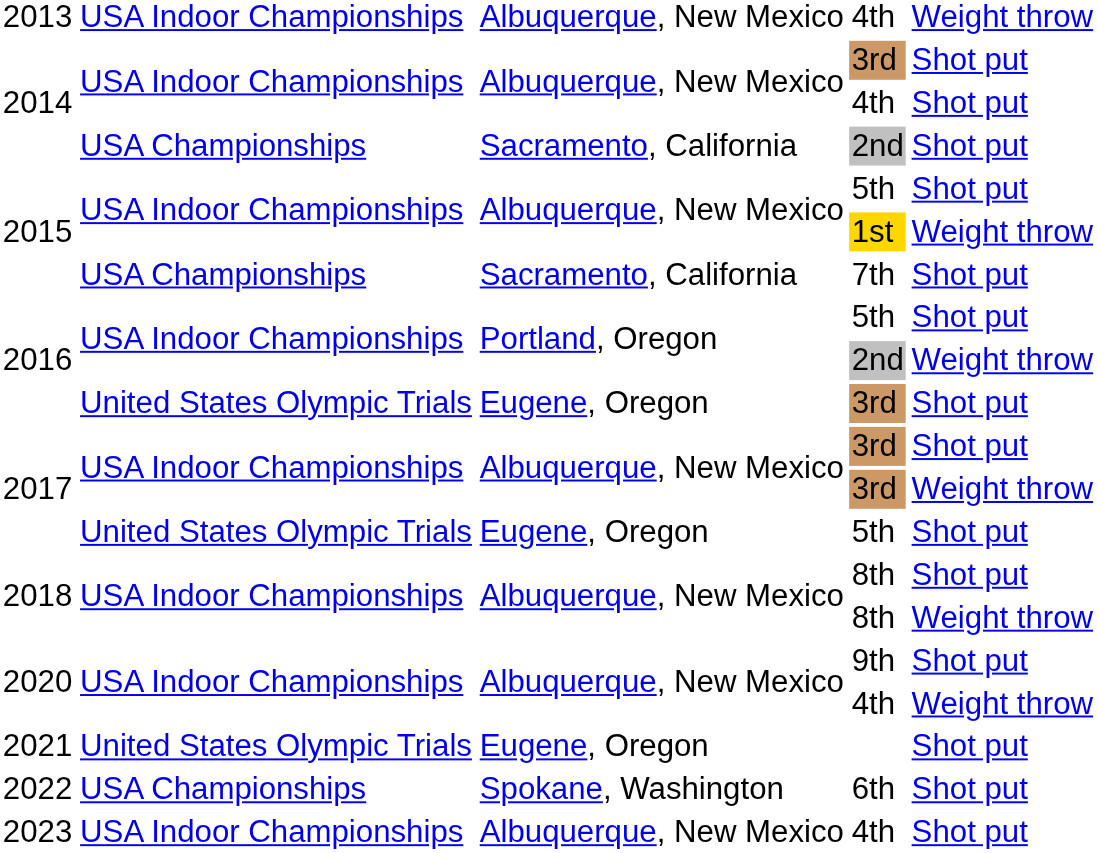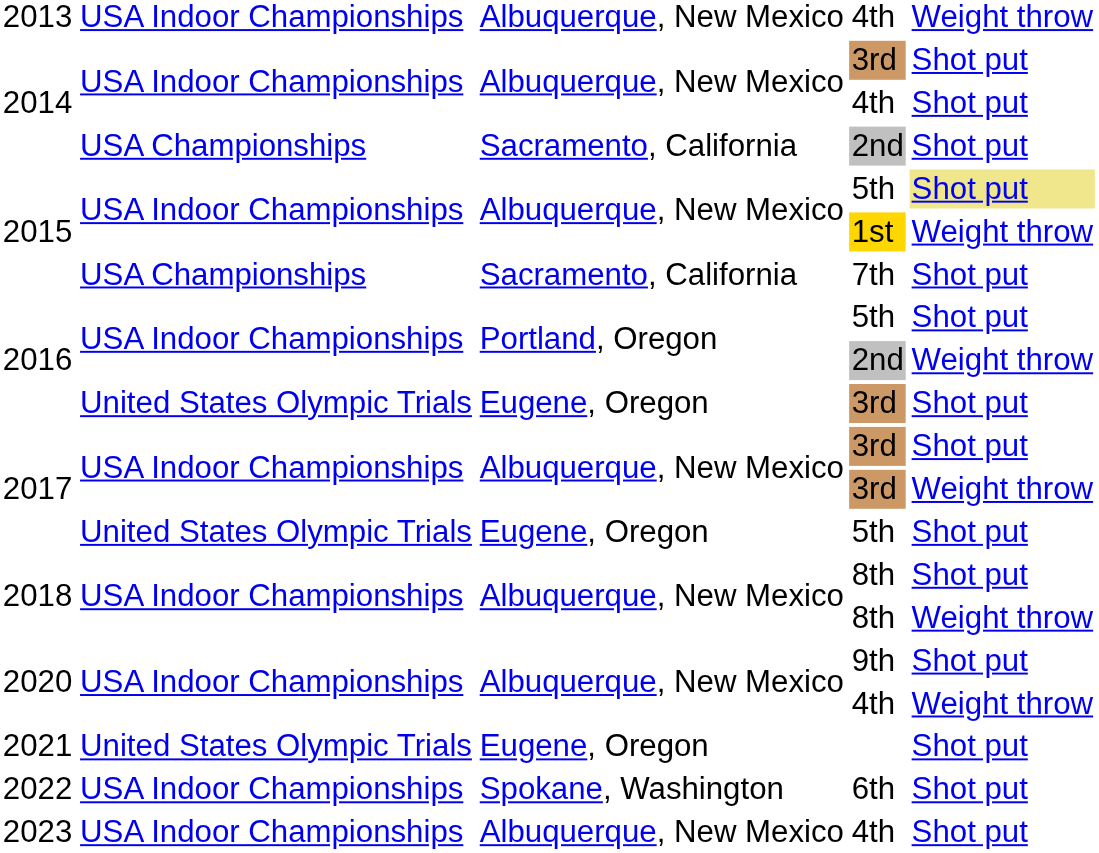(970, 188) no background -> (970, 188) khaki background
(223, 789) USA Championships -> (272, 789) USA Indoor Championships
